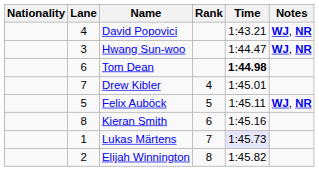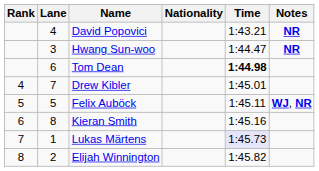columns swapped: (209, 13) <-> (36, 13)
(292, 31) WJ, NR -> (292, 31) NR
(292, 49) WJ, NR -> (292, 49) NR
